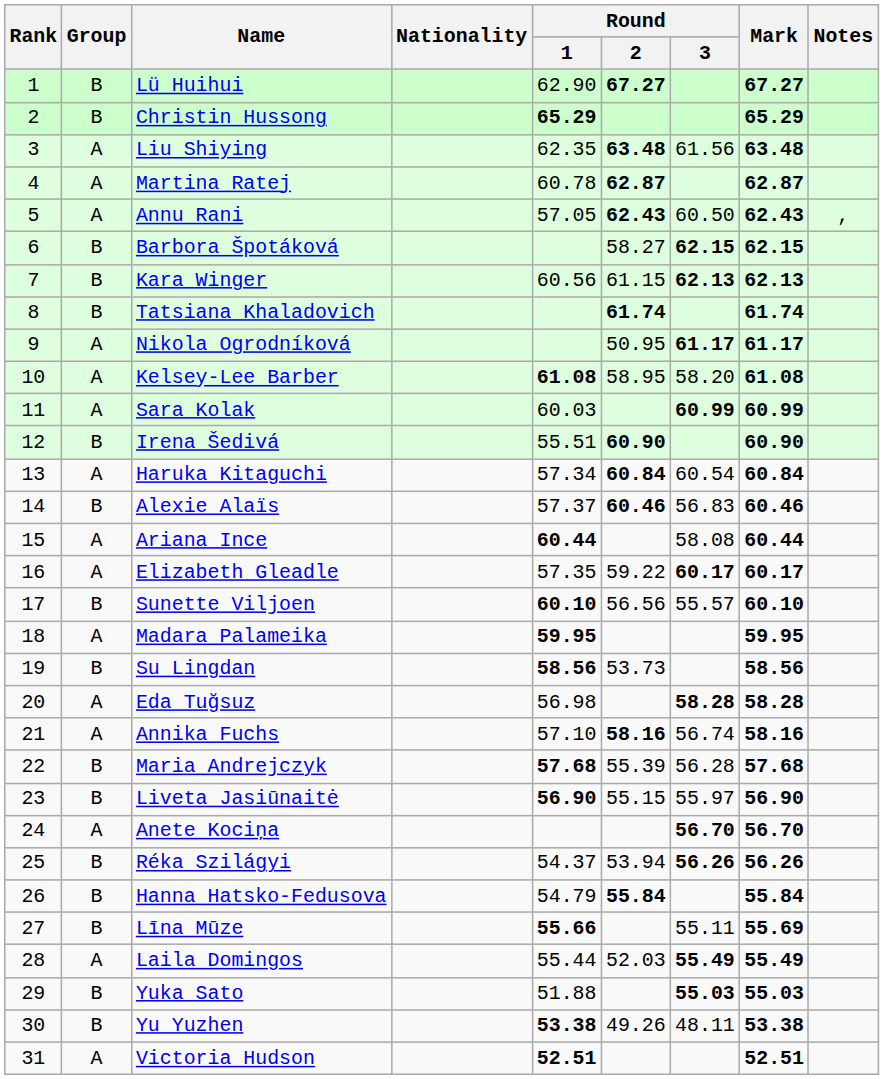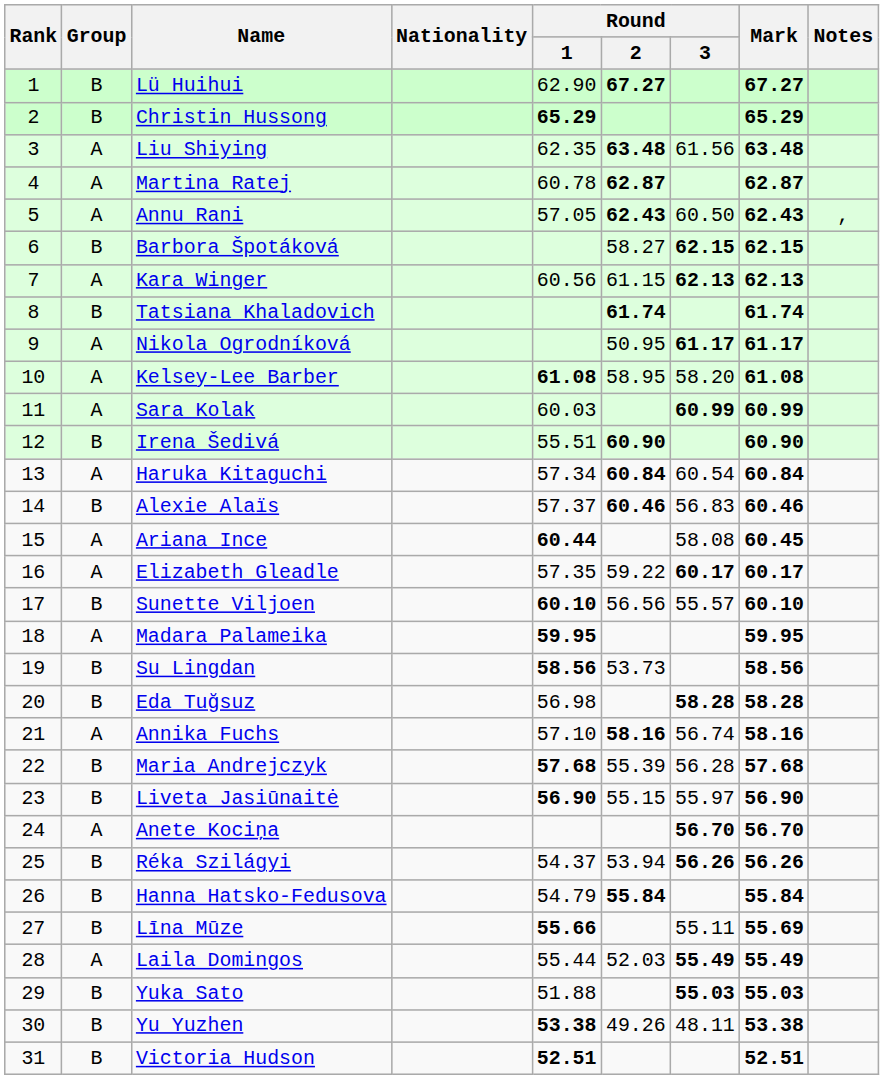(97, 280) B -> (97, 280) A
(774, 540) 60.44 -> (774, 540) 60.45
(97, 702) A -> (97, 702) B
(97, 1058) A -> (97, 1058) B
